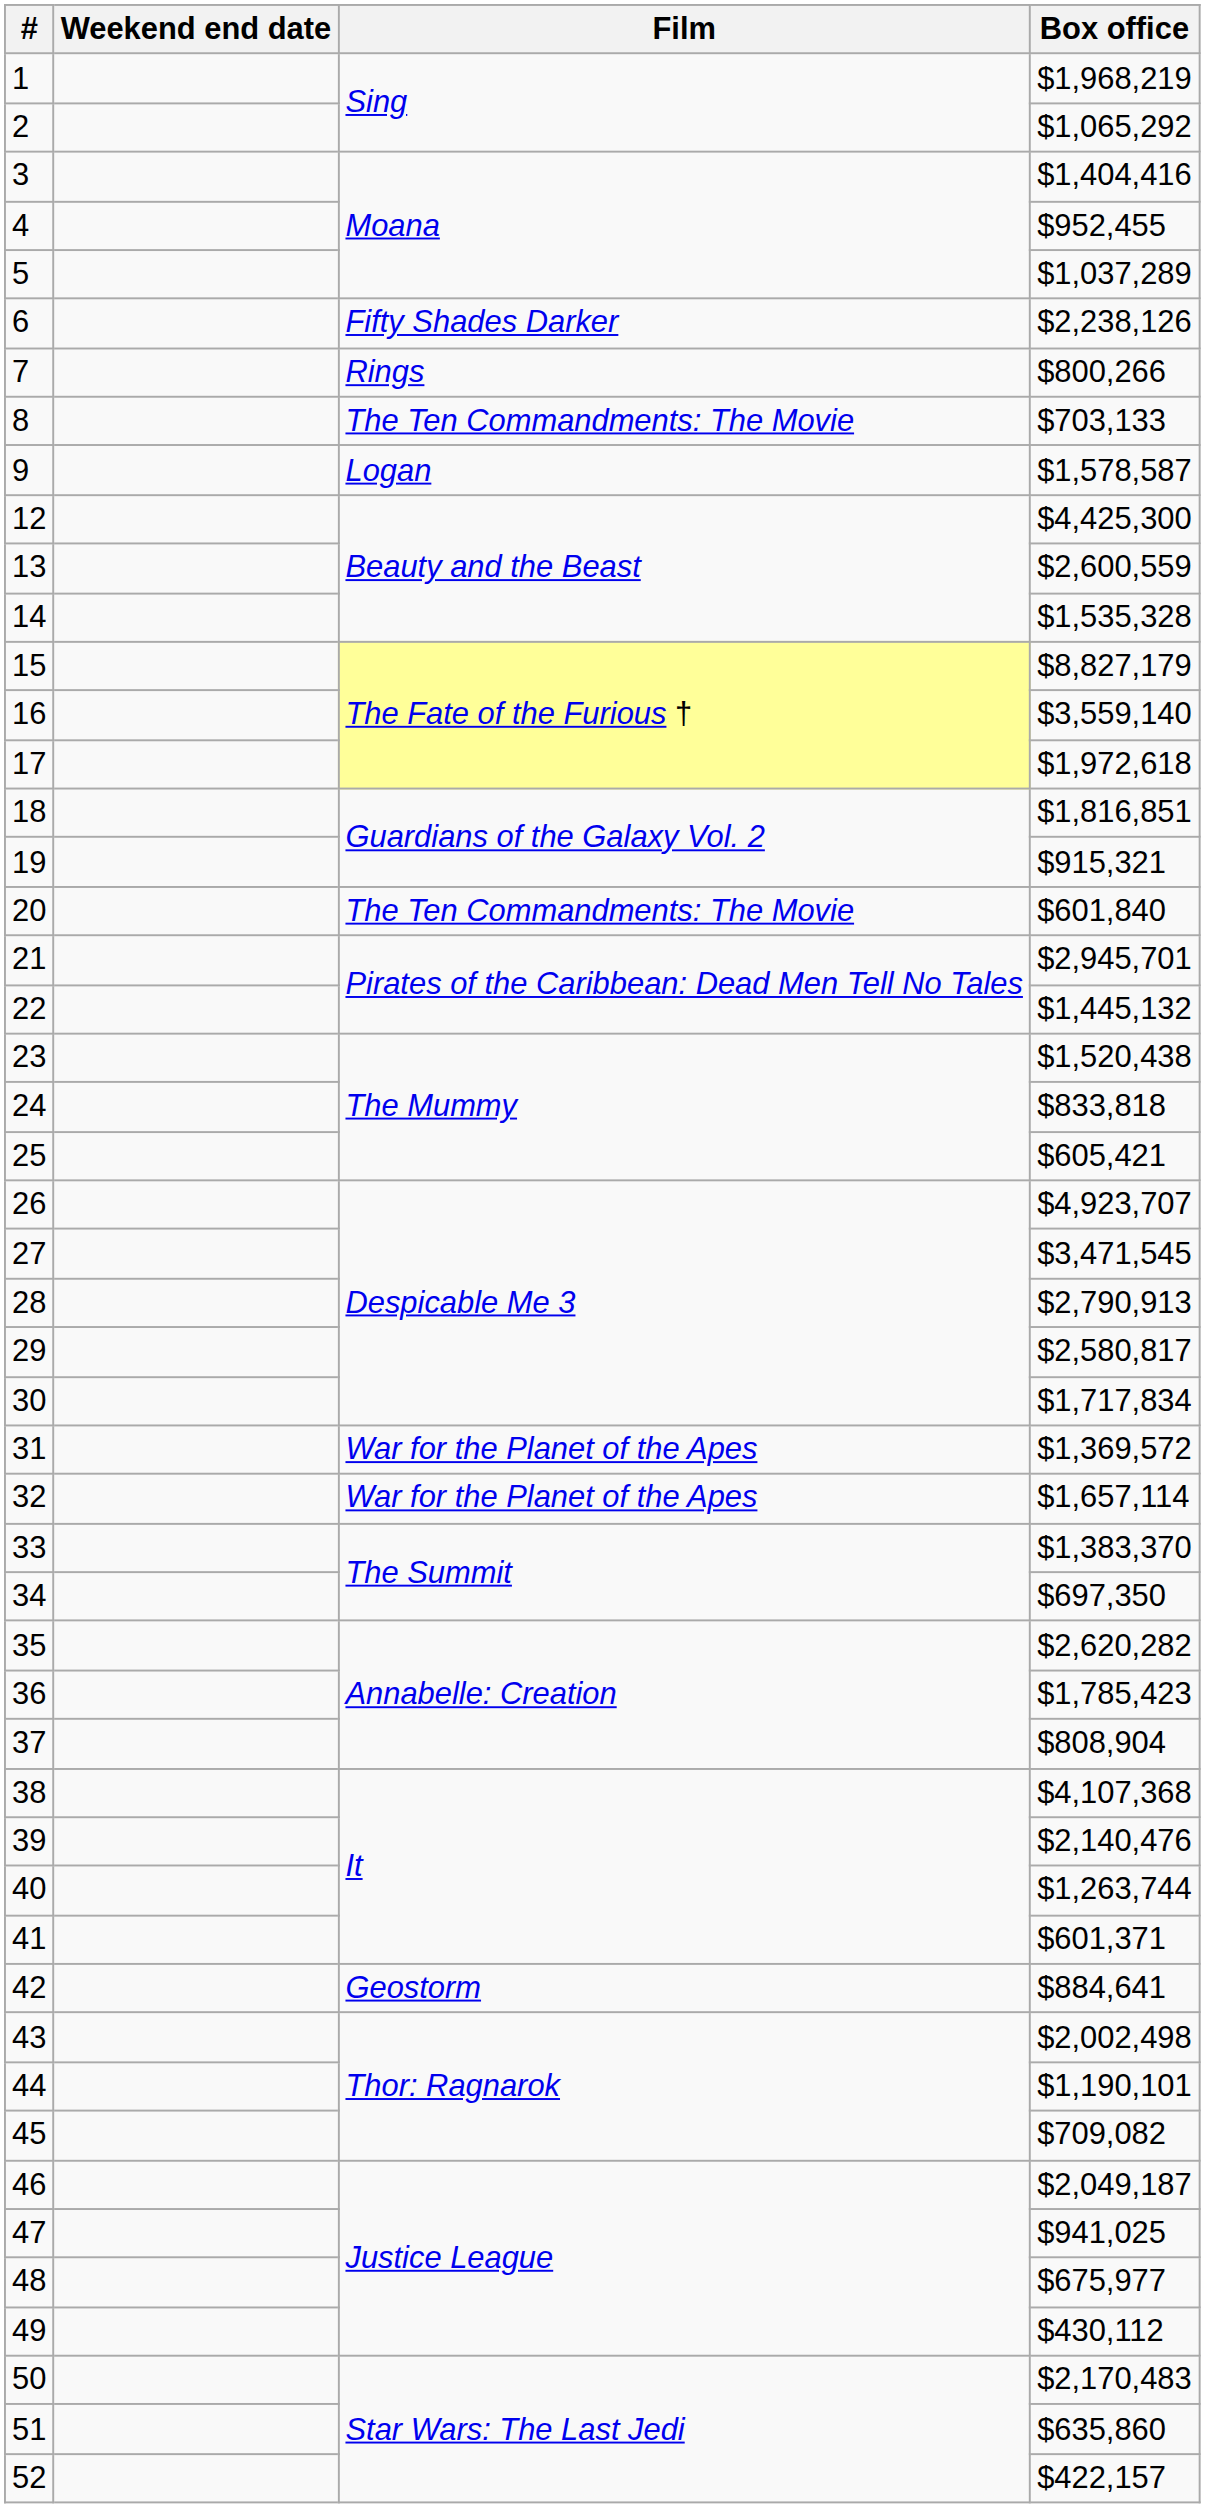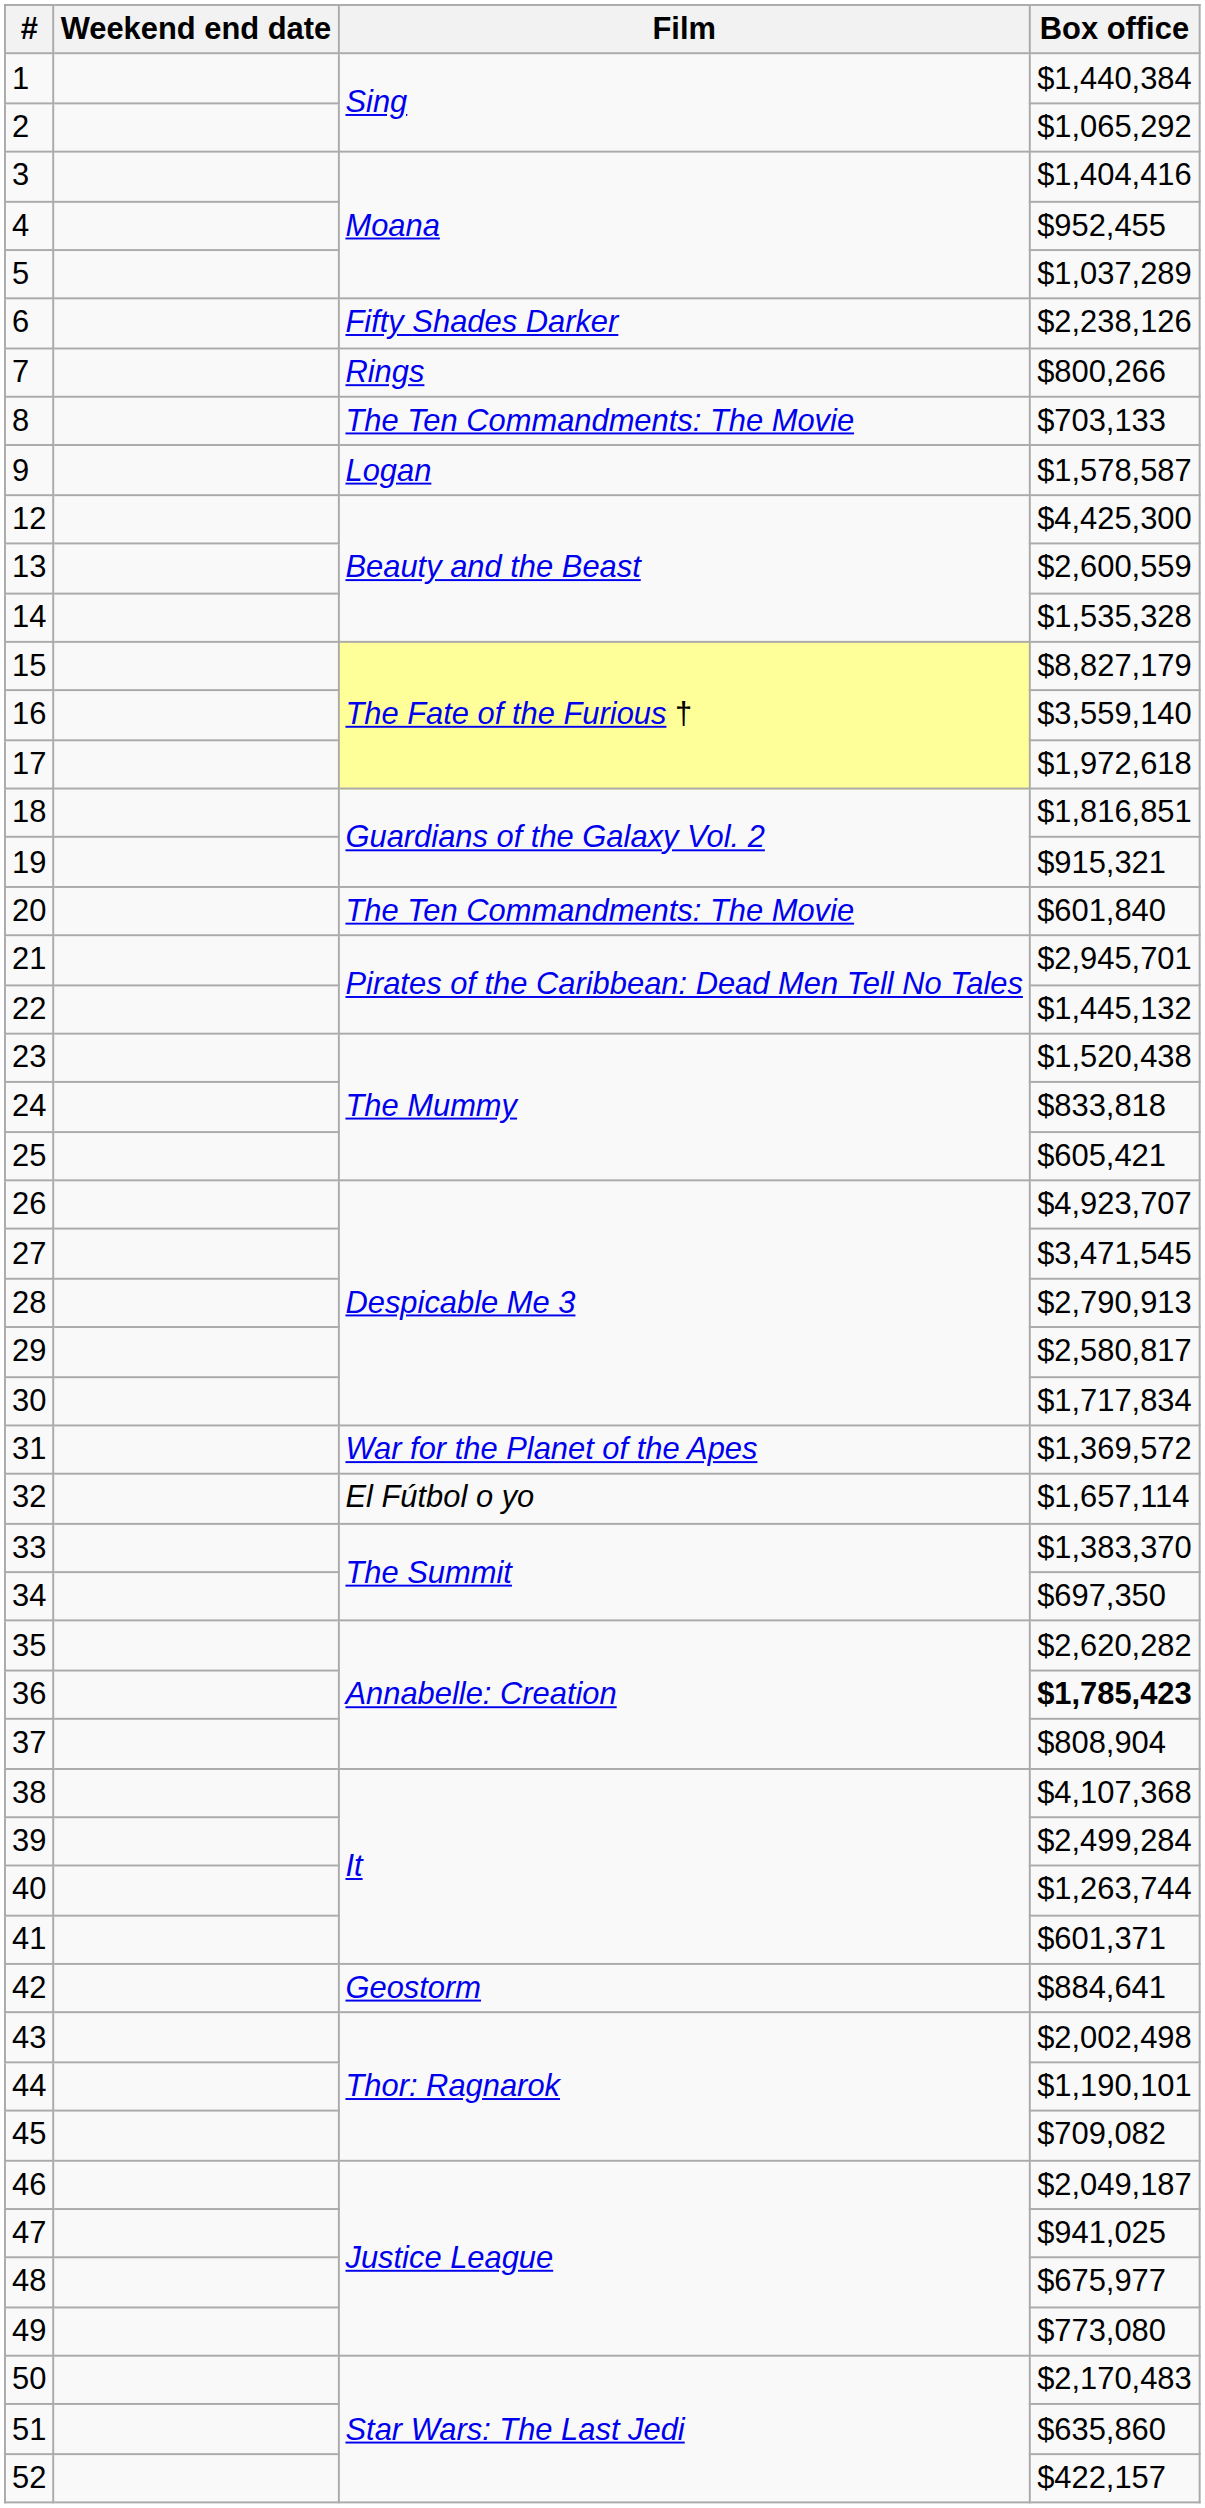(1114, 77) $1,968,219 -> (1114, 77) $1,440,384
(551, 1498) War for the Planet of the Apes -> (440, 1498) El Fútbol o yo
(1114, 1694) normal -> (1114, 1694) bold
(1114, 1841) $2,140,476 -> (1114, 1841) $2,499,284
(1100, 2330) $430,112 -> (1102, 2330) $773,080
